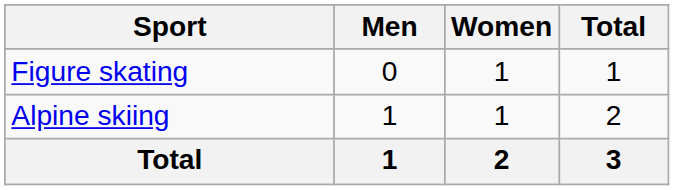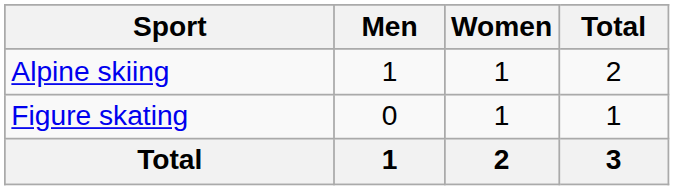rows swapped: (90, 116) <-> (100, 71)
